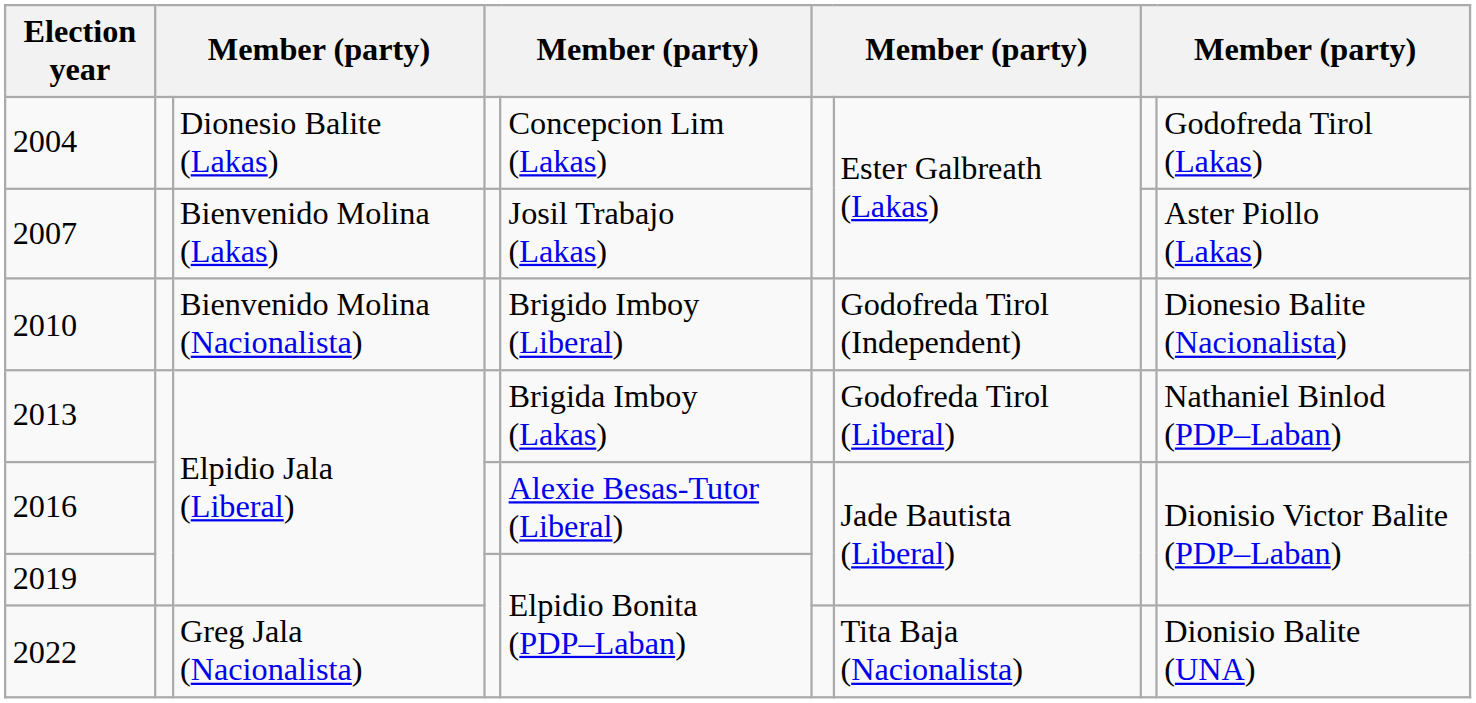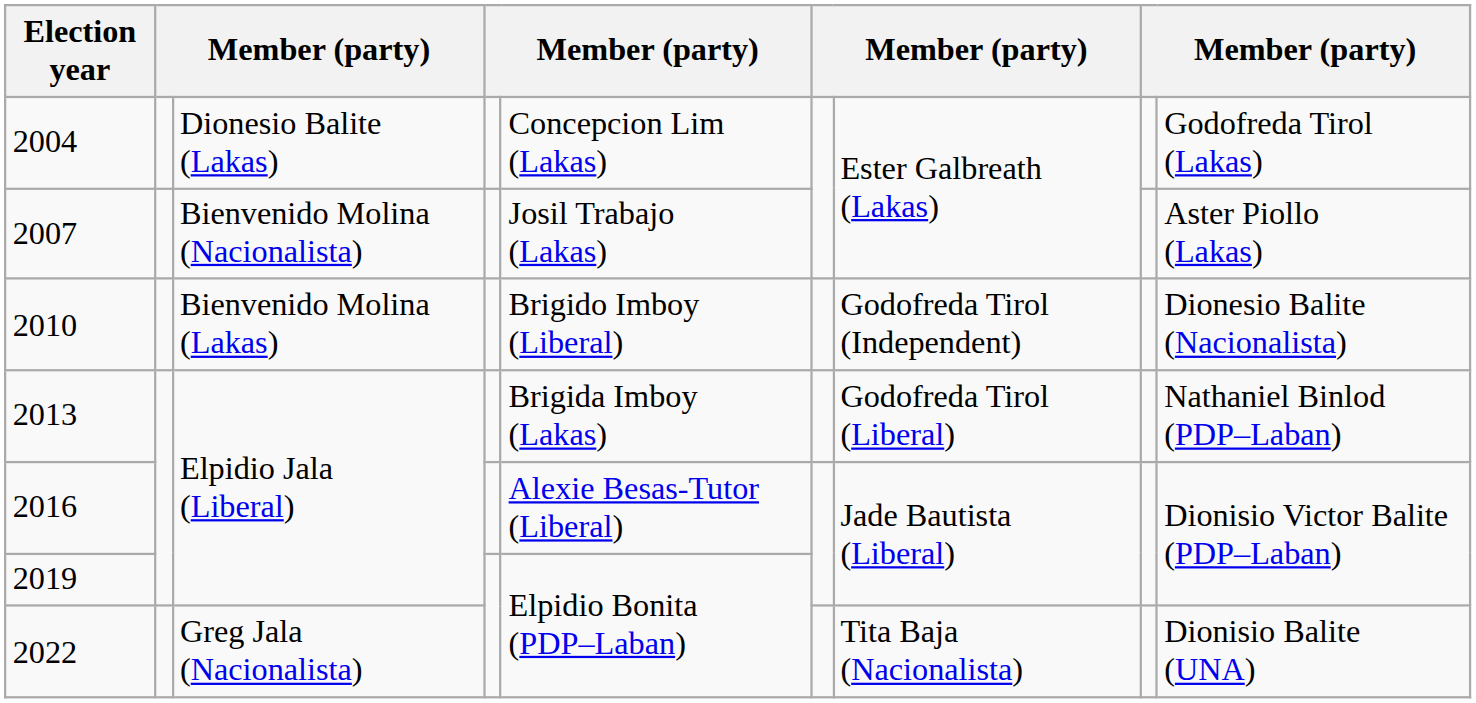(305, 233) Bienvenido Molina (Lakas) -> (305, 233) Bienvenido Molina (Nacionalista)
(305, 324) Bienvenido Molina (Nacionalista) -> (305, 324) Bienvenido Molina (Lakas)
